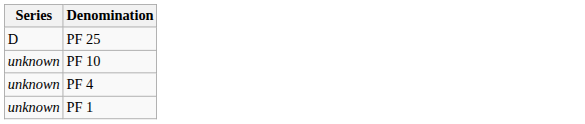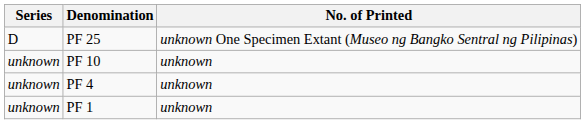+ column: (369, 15)
